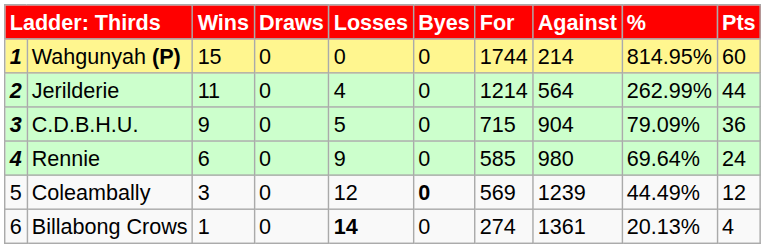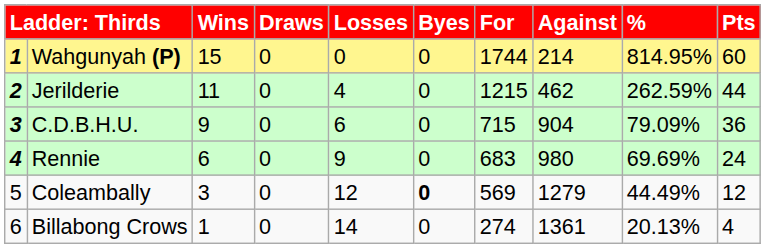(504, 90) 1214 -> (504, 90) 1215
(556, 90) 564 -> (556, 90) 462
(669, 90) 262.99% -> (669, 90) 262.59%
(340, 124) 5 -> (340, 124) 6
(498, 159) 585 -> (498, 159) 683
(663, 159) 69.64% -> (663, 159) 69.69%
(562, 193) 1239 -> (562, 193) 1279
(346, 227) bold -> (346, 227) normal
